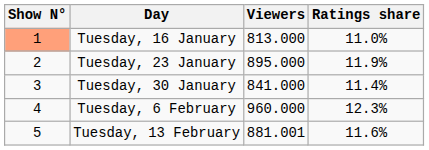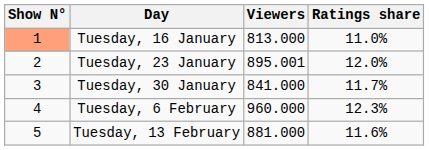(276, 63) 895.000 -> (276, 63) 895.001
(366, 63) 11.9% -> (366, 63) 12.0%
(366, 86) 11.4% -> (366, 86) 11.7%
(276, 133) 881.001 -> (276, 133) 881.000
